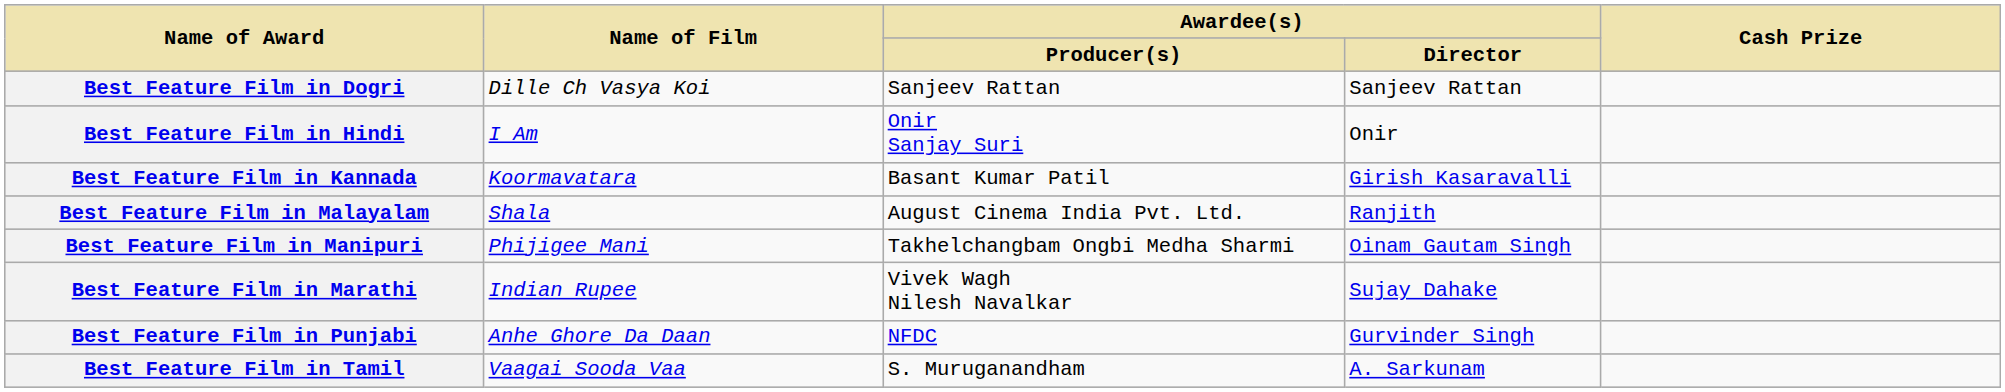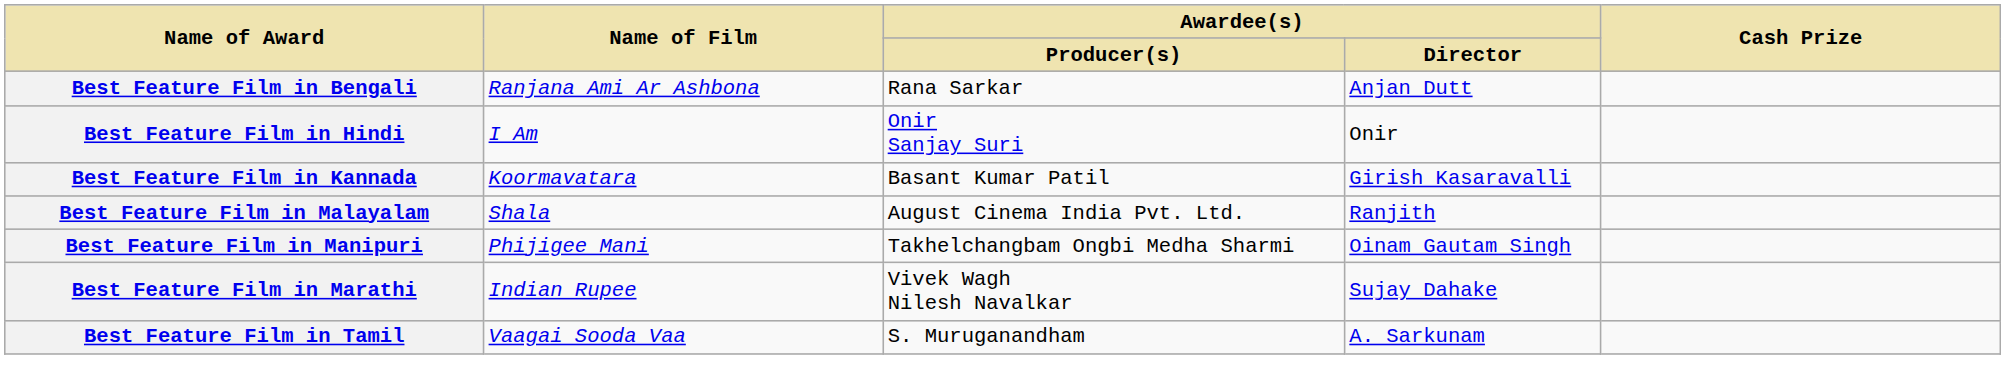+ row: (244, 88)
- row: (244, 88)
- row: (244, 337)
